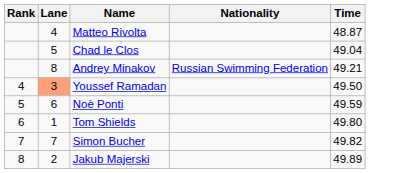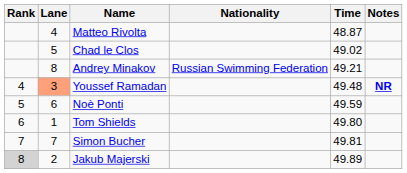+ column: (383, 13)
(348, 50) 49.04 -> (348, 50) 49.02
(348, 86) 49.50 -> (348, 86) 49.48
(348, 141) 49.82 -> (348, 141) 49.81
(21, 159) no background -> (21, 159) lightgrey background
